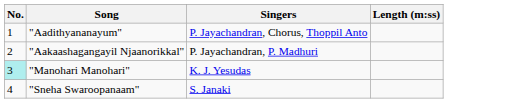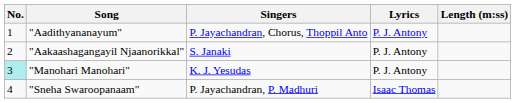+ column: (404, 14)
(254, 51) P. Jayachandran, P. Madhuri -> (210, 51) S. Janaki
(210, 89) S. Janaki -> (254, 89) P. Jayachandran, P. Madhuri
